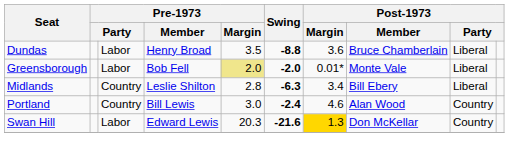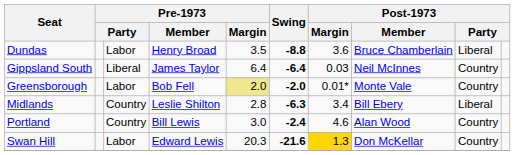+ row: (50, 68)
(470, 68) Liberal -> (478, 86) Country
